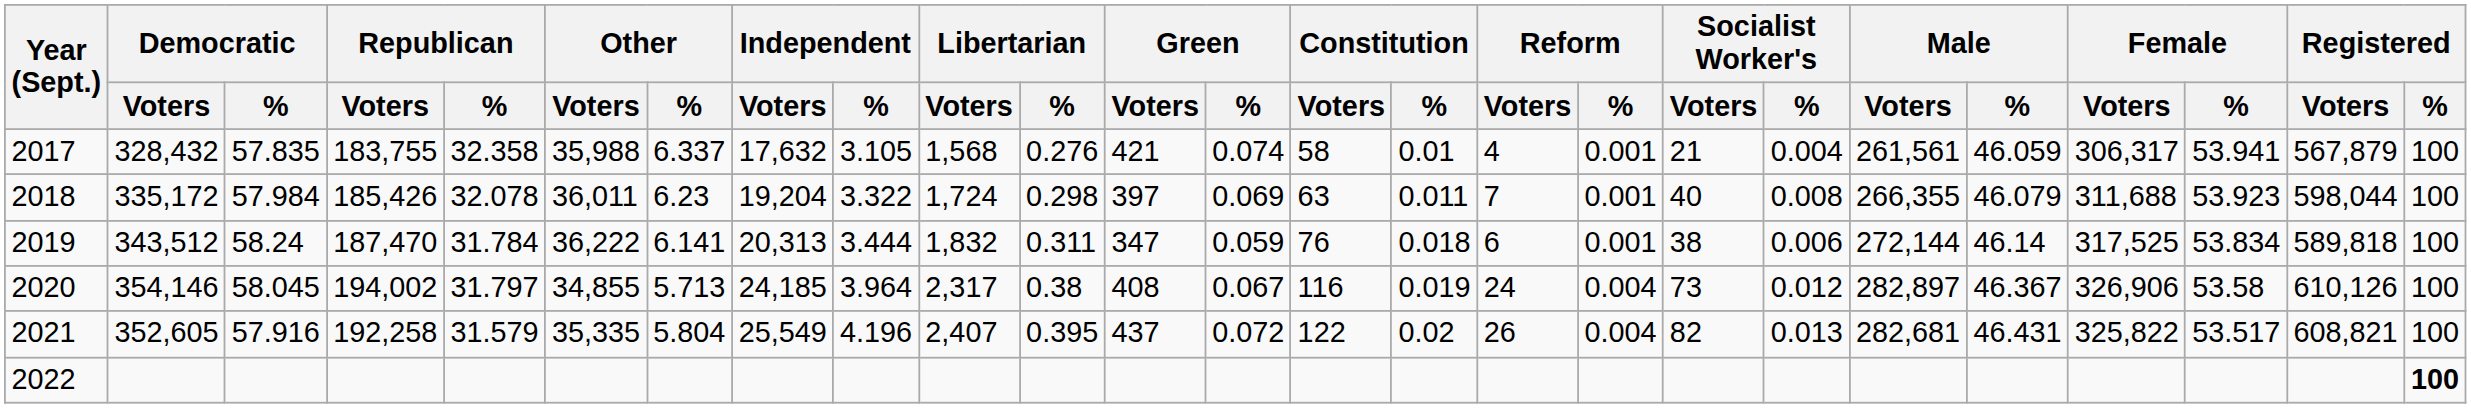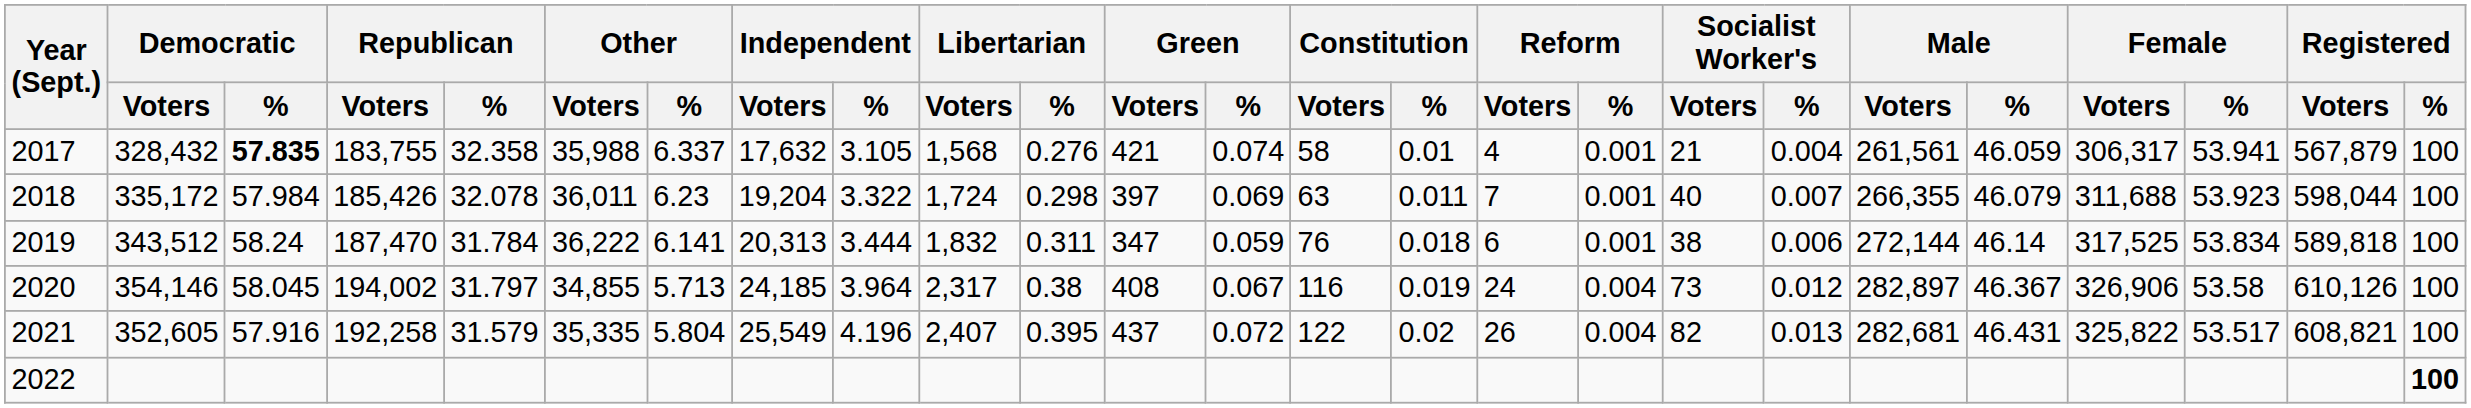(276, 151) normal -> (276, 151) bold
(1807, 196) 0.008 -> (1807, 196) 0.007
